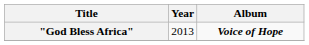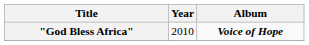(183, 31) 2013 -> (183, 31) 2010
